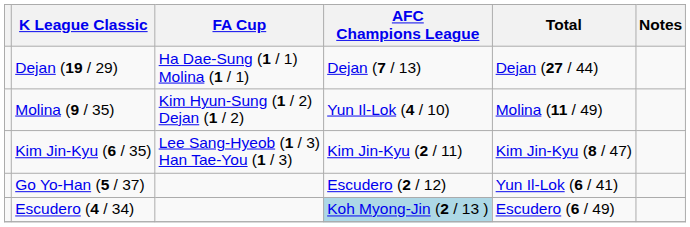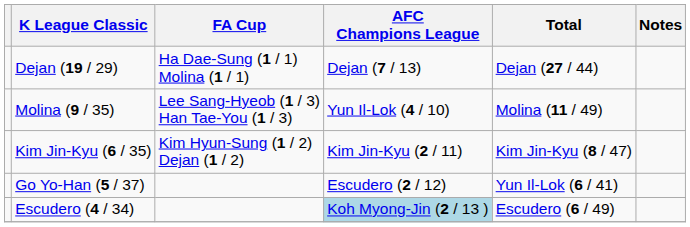(235, 109) Kim Hyun-Sung (1 / 2) Dejan (1 / 2) -> (239, 109) Lee Sang-Hyeob (1 / 3) Han Tae-You (1 / 3)
(239, 151) Lee Sang-Hyeob (1 / 3) Han Tae-You (1 / 3) -> (235, 151) Kim Hyun-Sung (1 / 2) Dejan (1 / 2)
